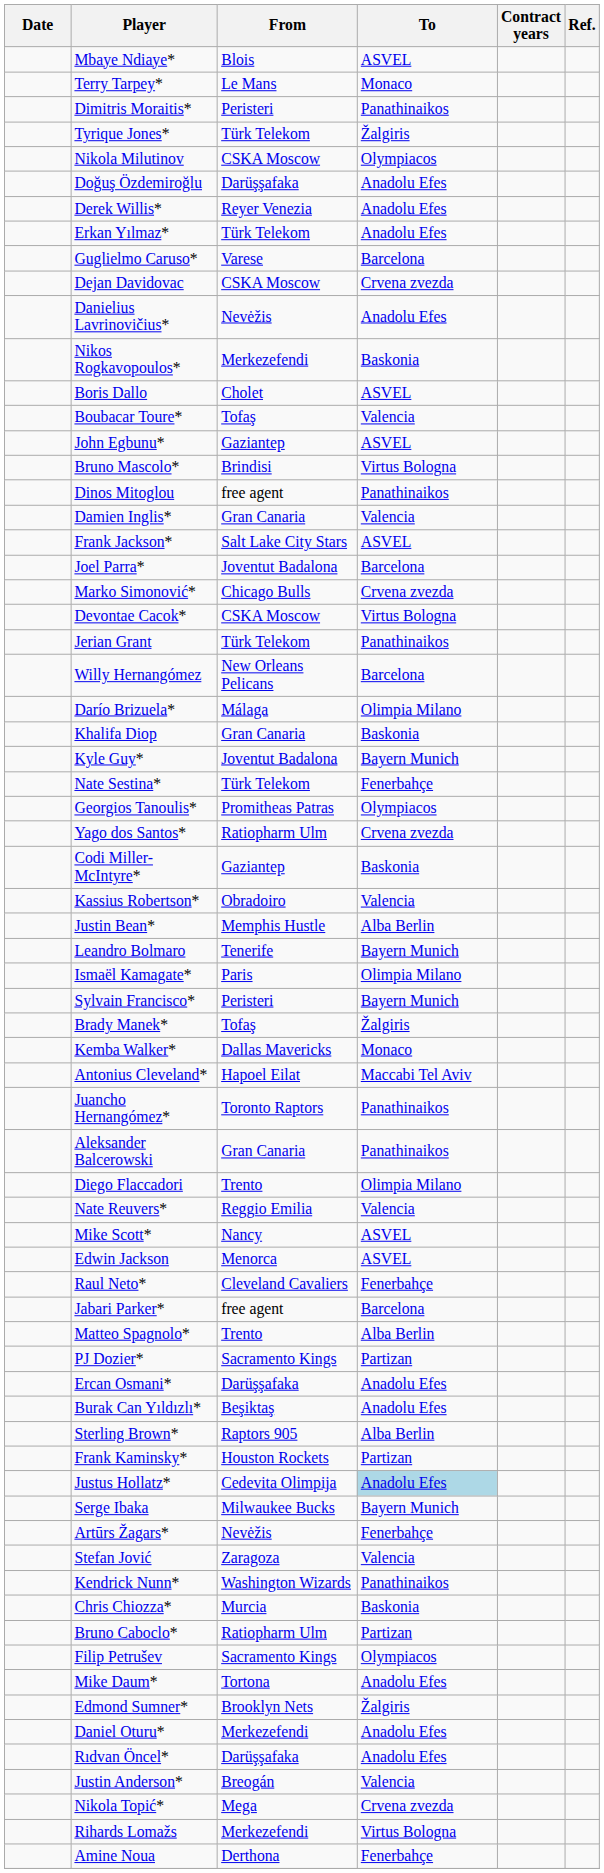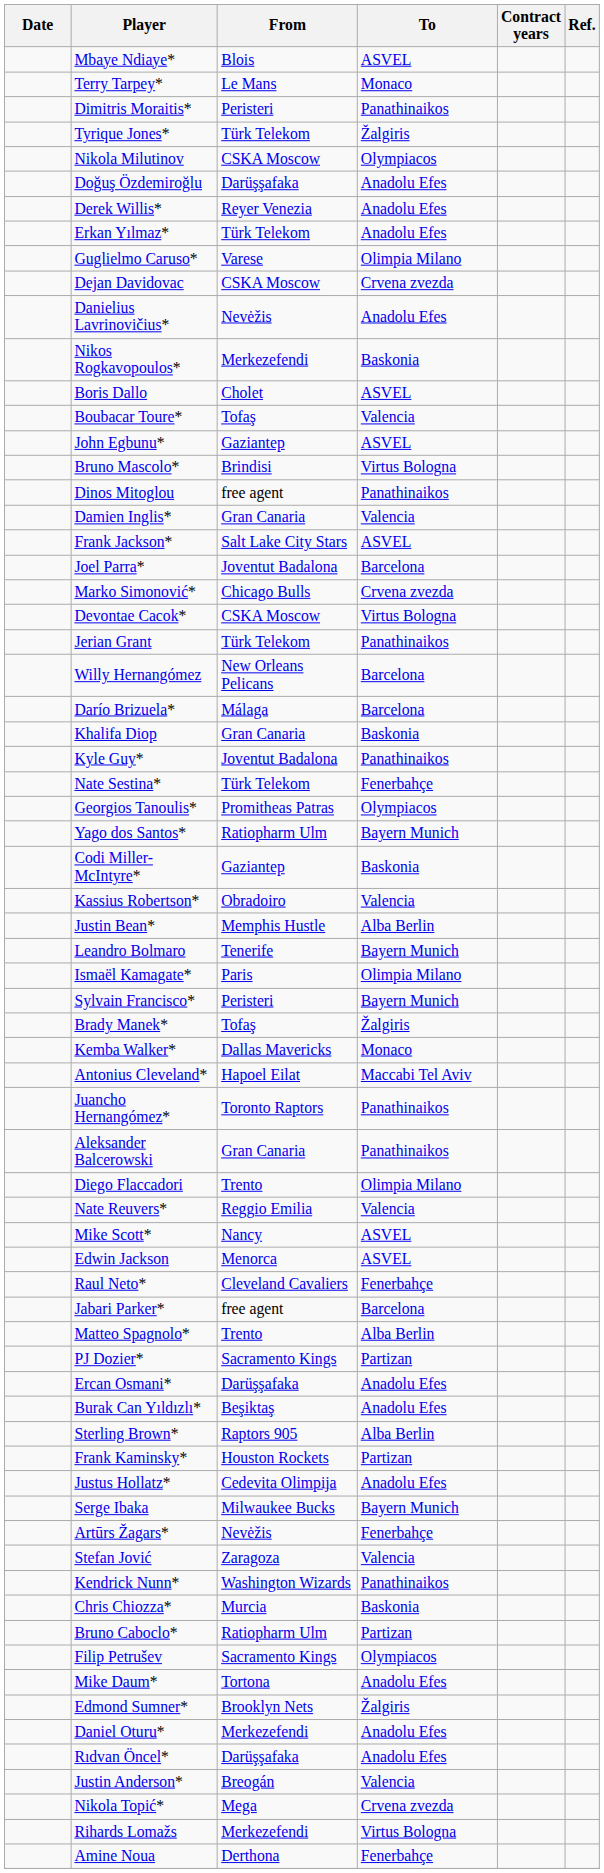(393, 258) Barcelona -> (411, 258) Olimpia Milano
(411, 709) Olimpia Milano -> (393, 709) Barcelona
(410, 758) Bayern Munich -> (405, 758) Panathinaikos
(407, 833) Crvena zvezda -> (410, 833) Bayern Munich
(404, 1483) lightblue background -> (404, 1483) no background
